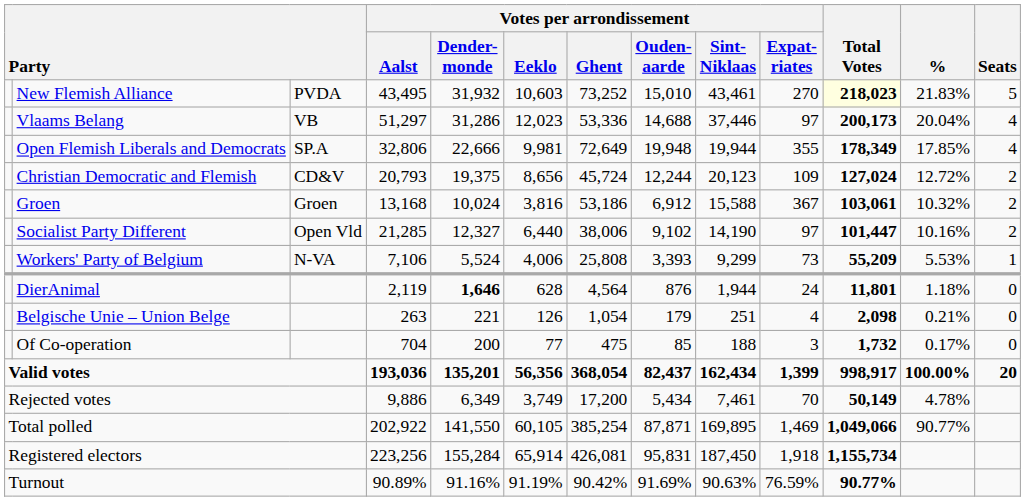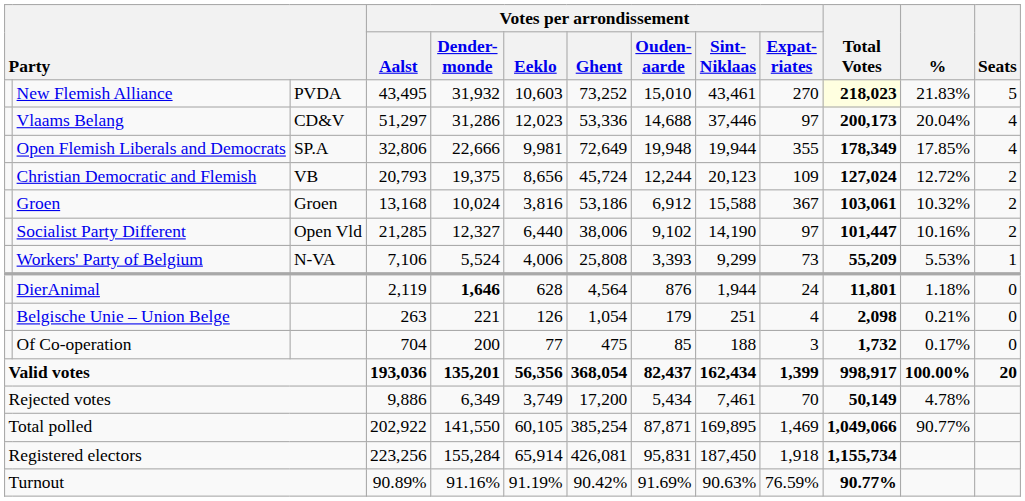(306, 120) VB -> (319, 120) CD&V
(319, 176) CD&V -> (306, 176) VB
